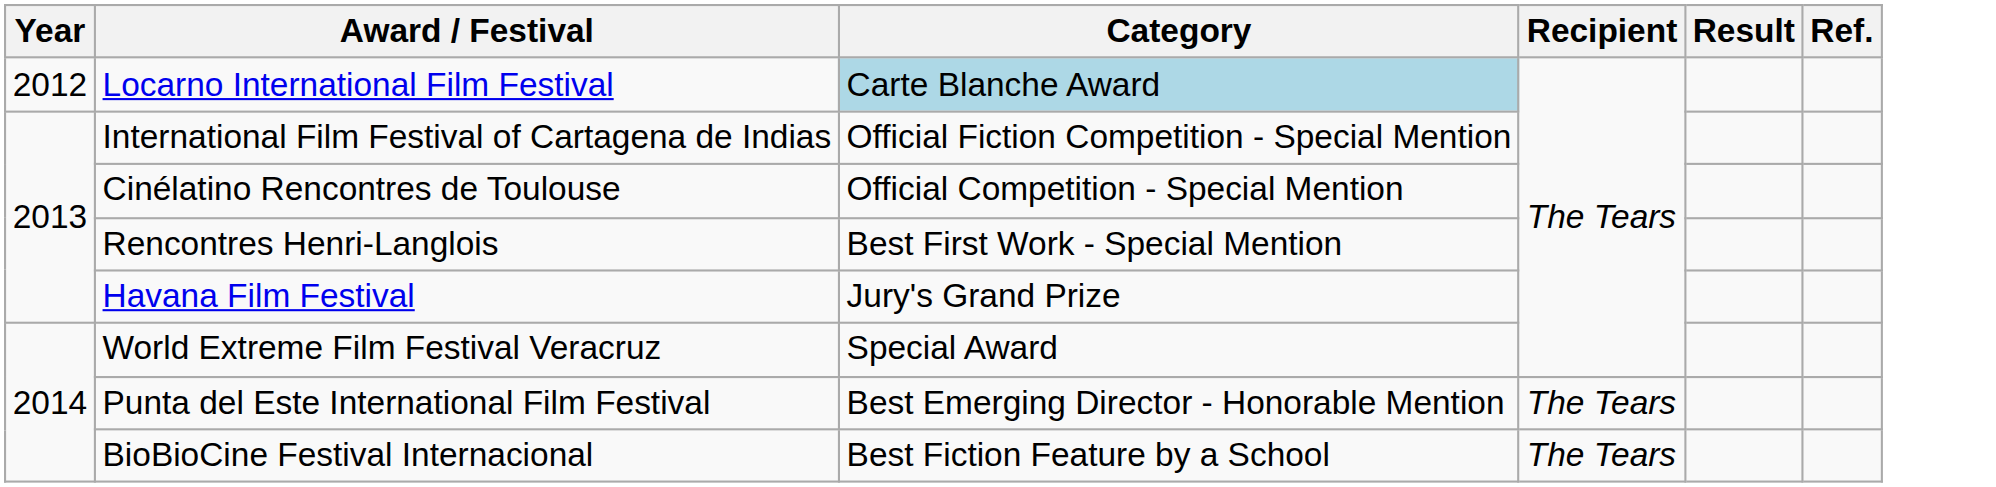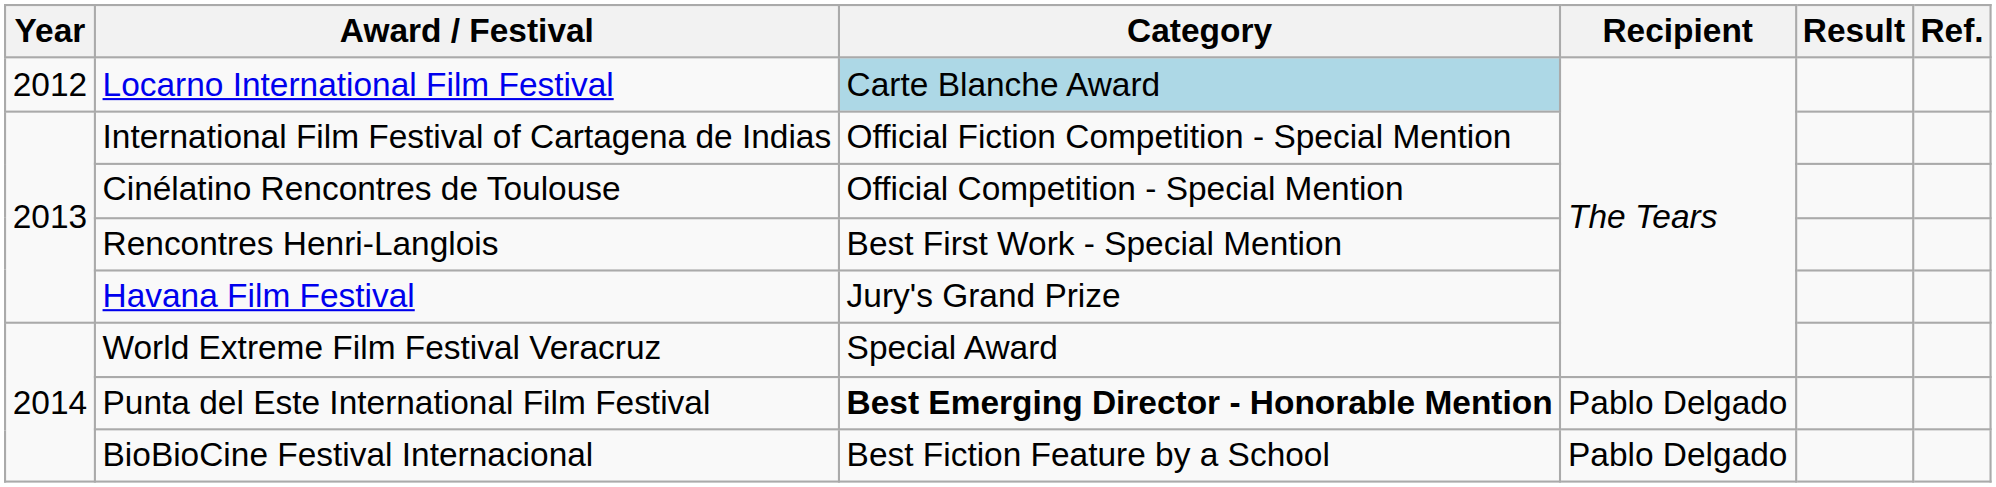(1176, 402) normal -> (1200, 402) bold
(1601, 402) The Tears -> (1678, 402) Pablo Delgado
(1601, 455) The Tears -> (1678, 455) Pablo Delgado
